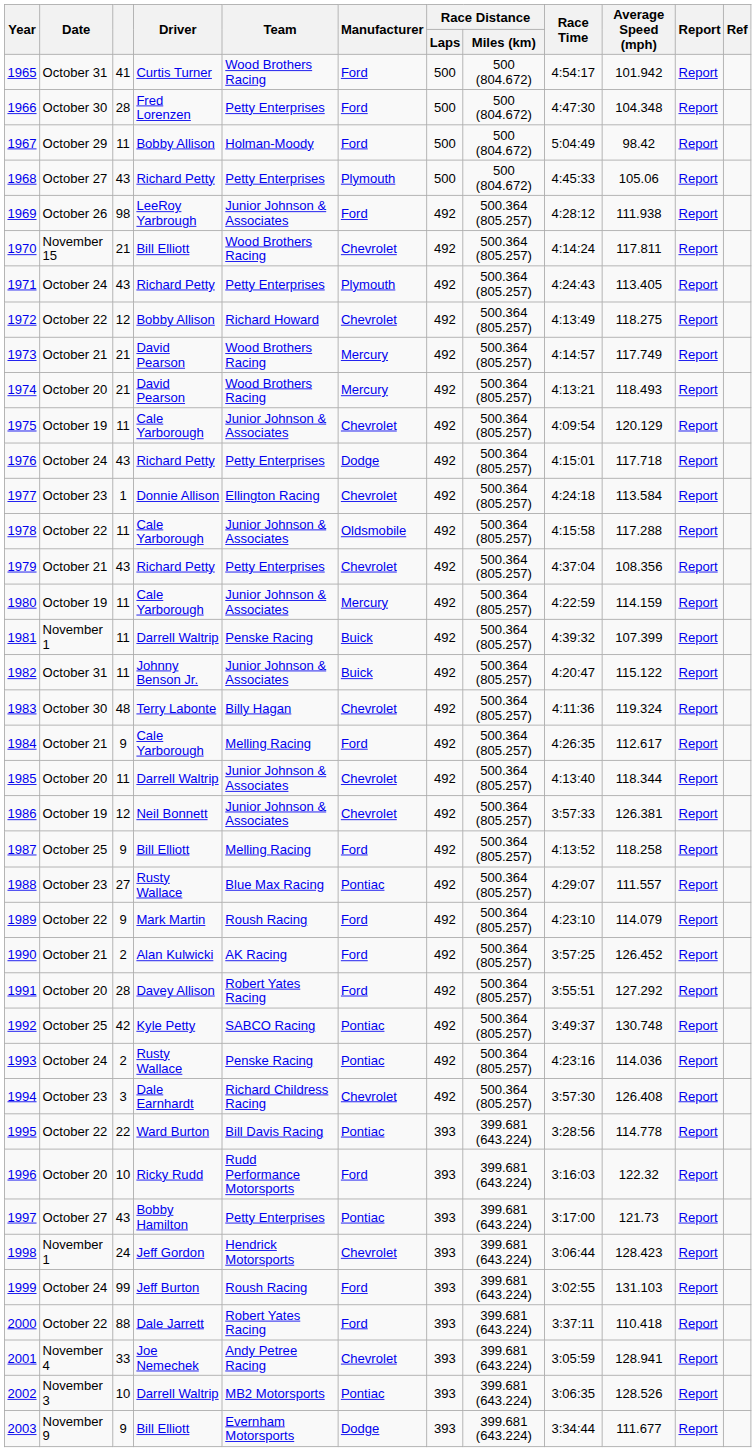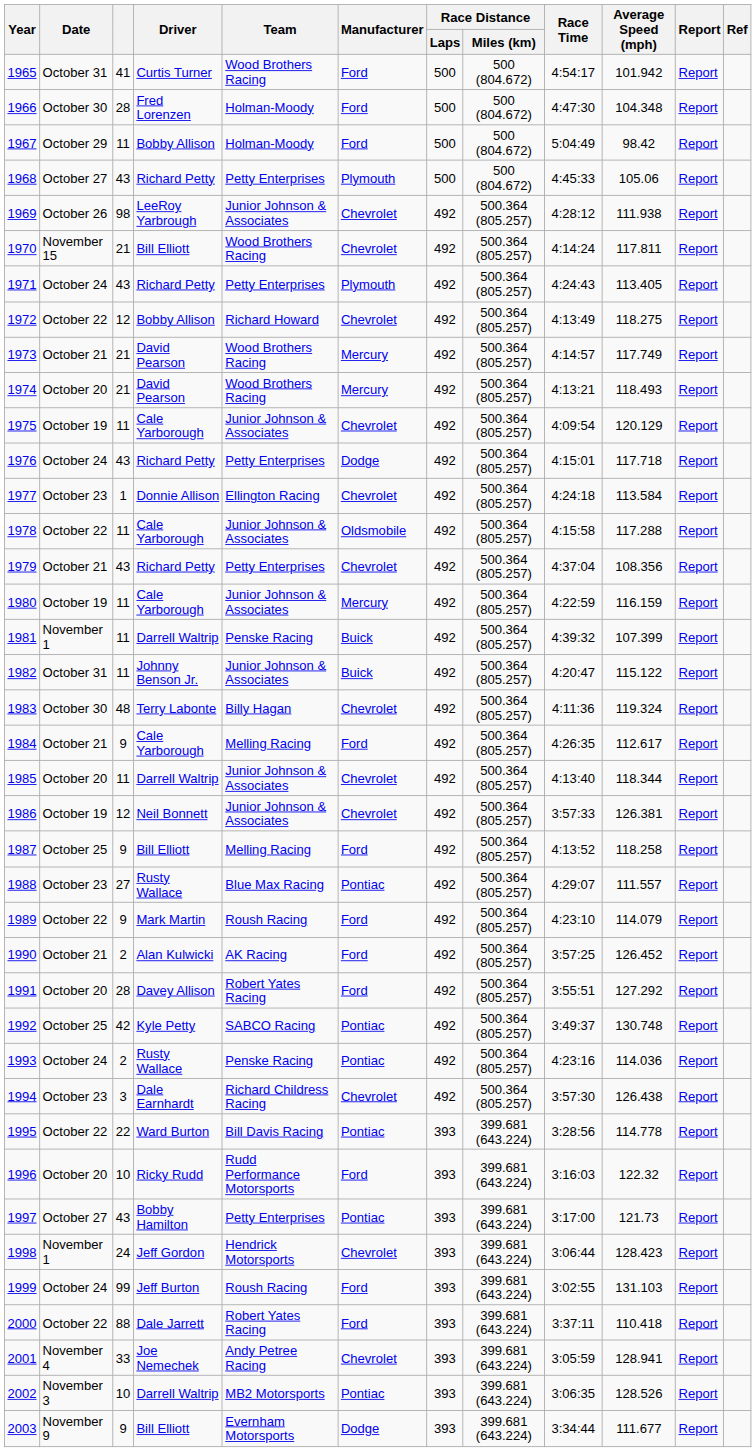(275, 108) Petty Enterprises -> (270, 108) Holman-Moody
(354, 213) Ford -> (369, 213) Chevrolet
(639, 602) 114.159 -> (639, 602) 116.159
(639, 1096) 126.408 -> (639, 1096) 126.438
